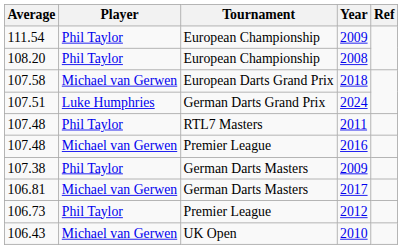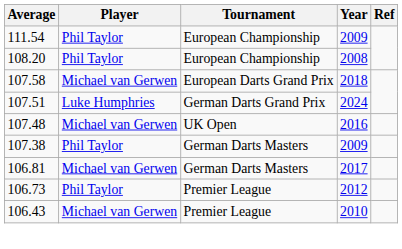- row: (27, 124)
(227, 146) Premier League -> (210, 124) UK Open
(210, 233) UK Open -> (227, 211) Premier League
